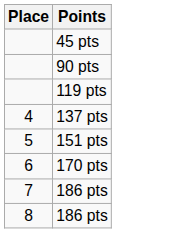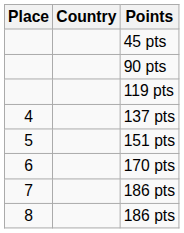+ column: (86, 16)
